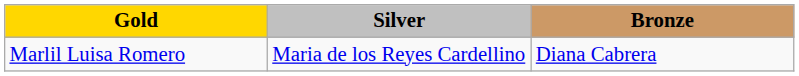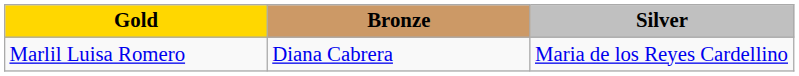columns swapped: (399, 20) <-> (662, 20)
